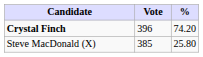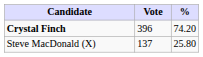(145, 44) 385 -> (145, 44) 137
